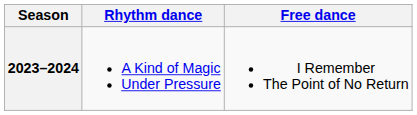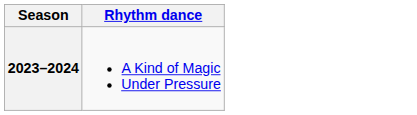- column: (318, 15)
